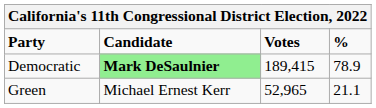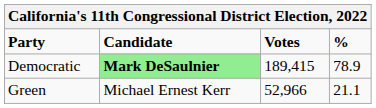(285, 90) 52,965 -> (285, 90) 52,966
